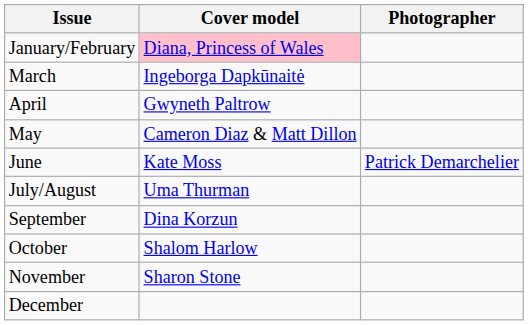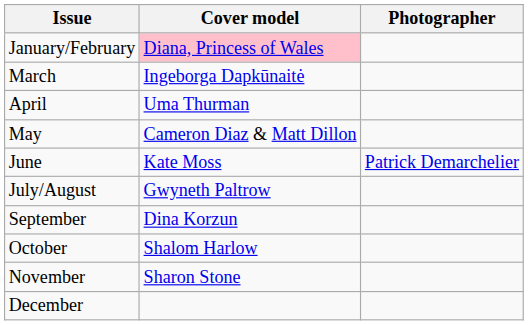(207, 104) Gwyneth Paltrow -> (196, 104) Uma Thurman
(196, 190) Uma Thurman -> (207, 190) Gwyneth Paltrow
